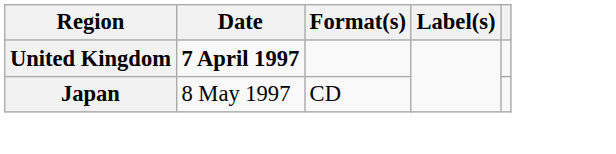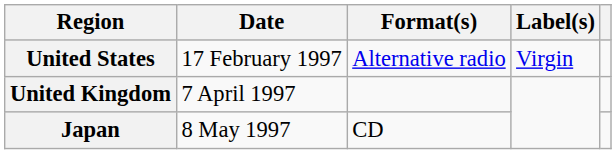+ row: (90, 58)
(240, 58) bold -> (238, 93) normal
